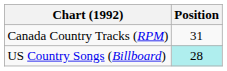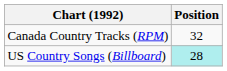(197, 35) 31 -> (197, 35) 32
